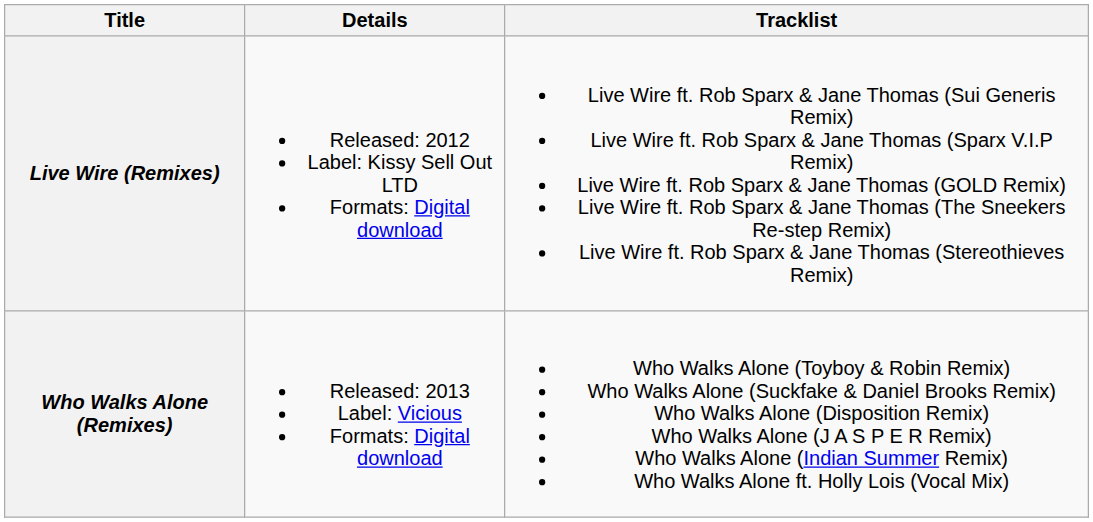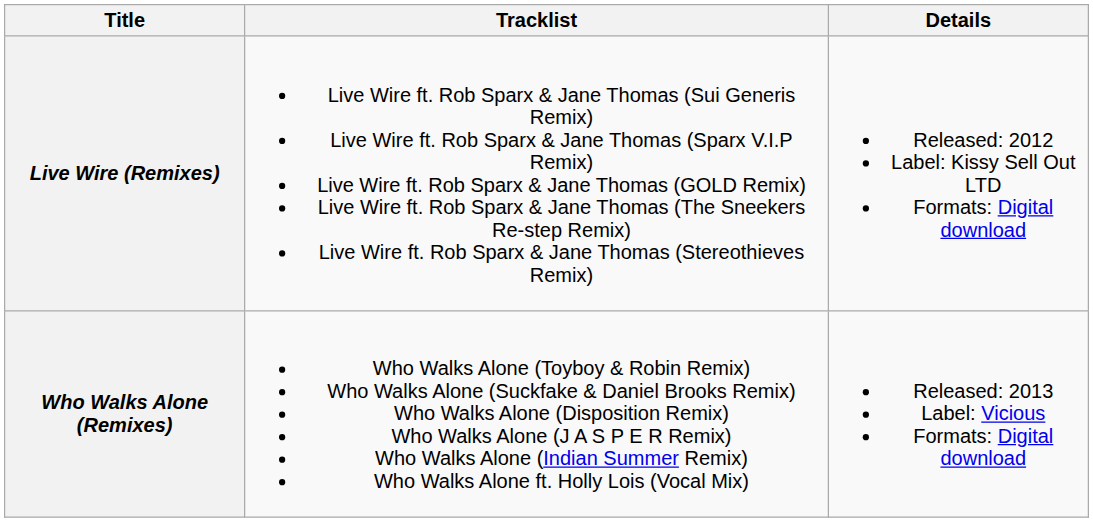columns swapped: (375, 20) <-> (797, 20)
